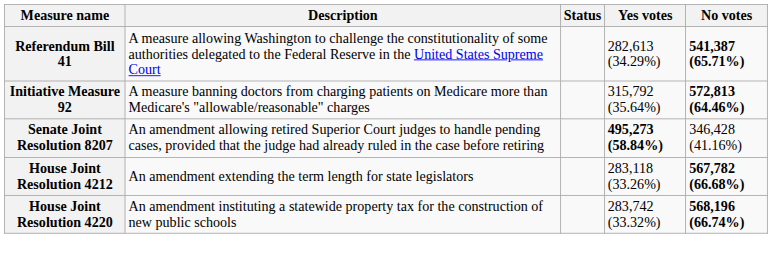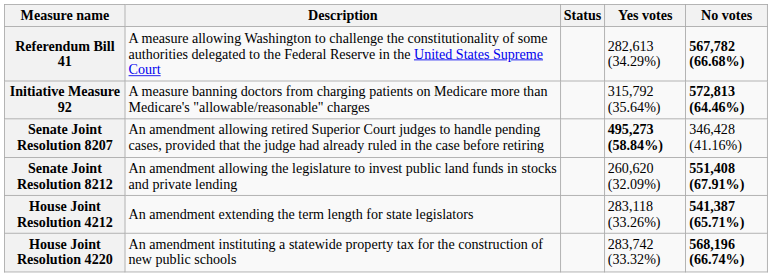(717, 53) 541,387 (65.71%) -> (717, 53) 567,782 (66.68%)
+ row: (65, 176)
(717, 176) 567,782 (66.68%) -> (717, 214) 541,387 (65.71%)
